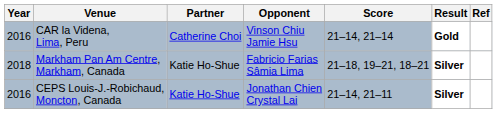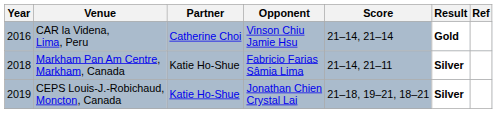(378, 65) 21–18, 19–21, 18–21 -> (360, 65) 21–14, 21–11
(19, 94) 2016 -> (19, 94) 2019
(360, 94) 21–14, 21–11 -> (378, 94) 21–18, 19–21, 18–21
